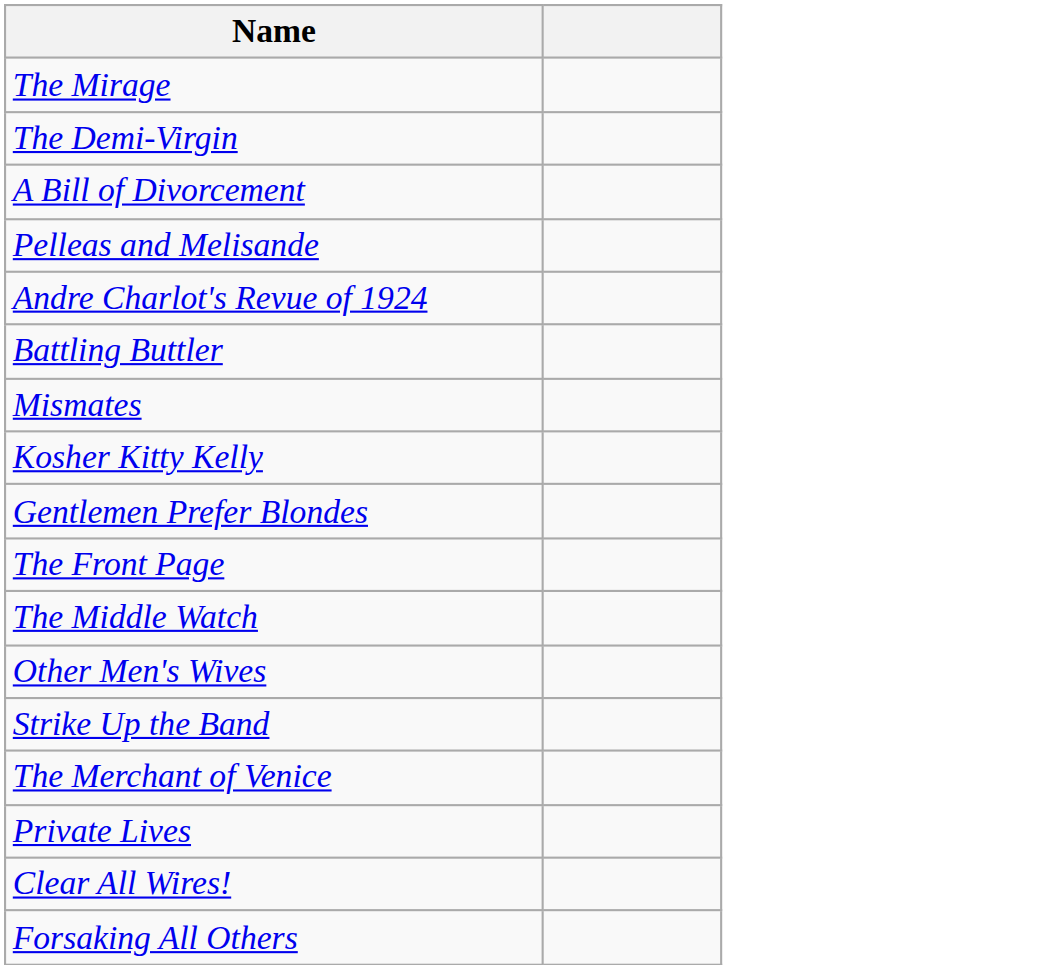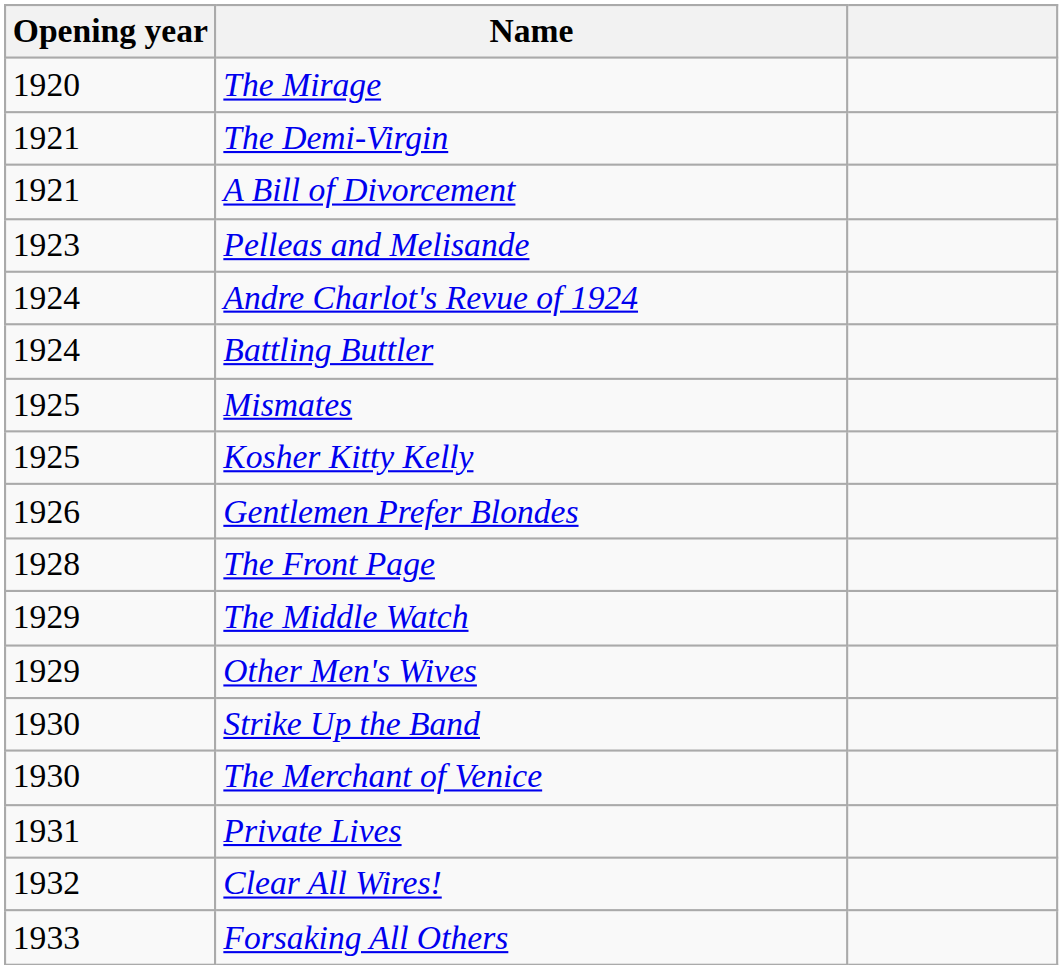+ column: (110, 31)
